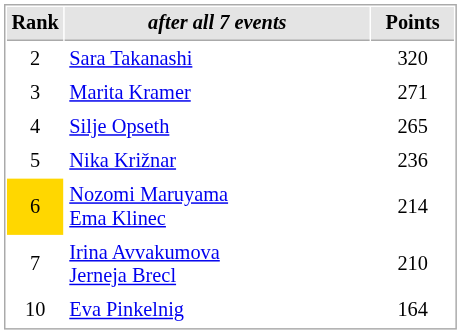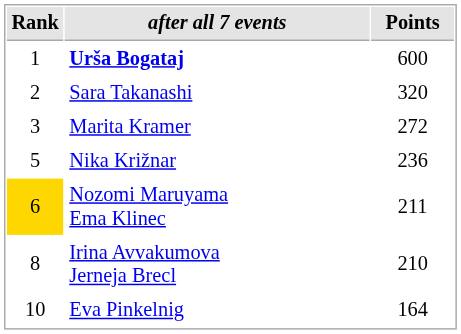+ row: (127, 58)
(413, 92) 271 -> (413, 126) 272
- row: (119, 126)
(413, 206) 214 -> (413, 206) 211
(35, 264) 7 -> (35, 264) 8
